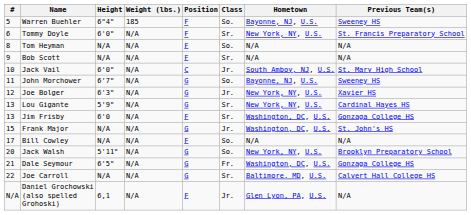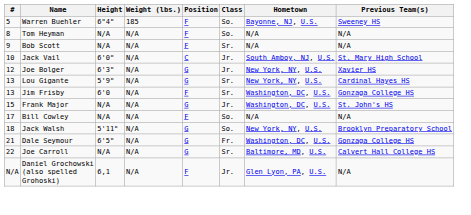- row: (45, 33)
- row: (52, 81)
(10, 151) 20 -> (10, 128) 18
